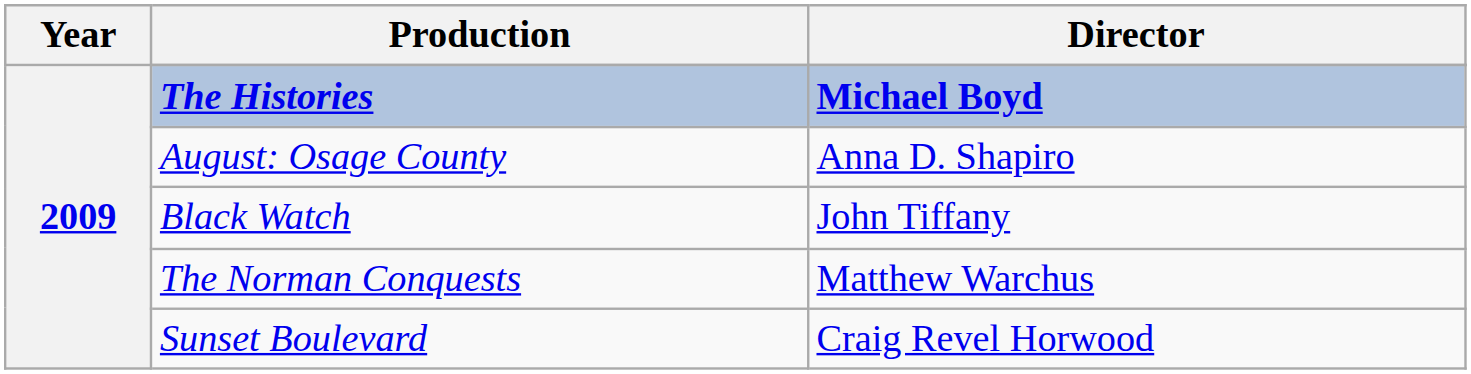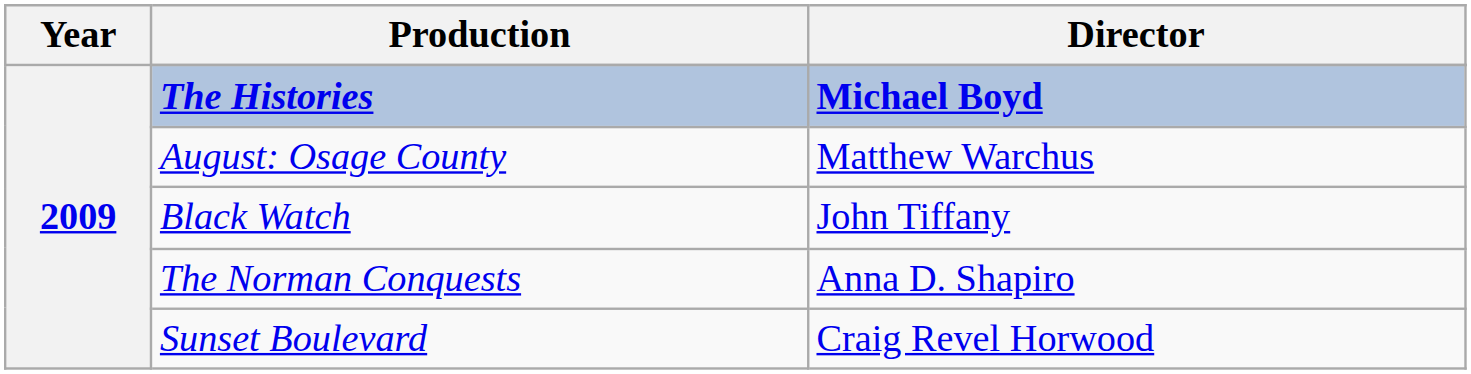(946, 156) Anna D. Shapiro -> (955, 156) Matthew Warchus
(955, 277) Matthew Warchus -> (946, 277) Anna D. Shapiro
